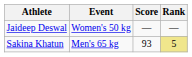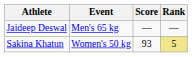(101, 28) Women's 50 kg -> (95, 28) Men's 65 kg
(95, 44) Men's 65 kg -> (101, 44) Women's 50 kg
